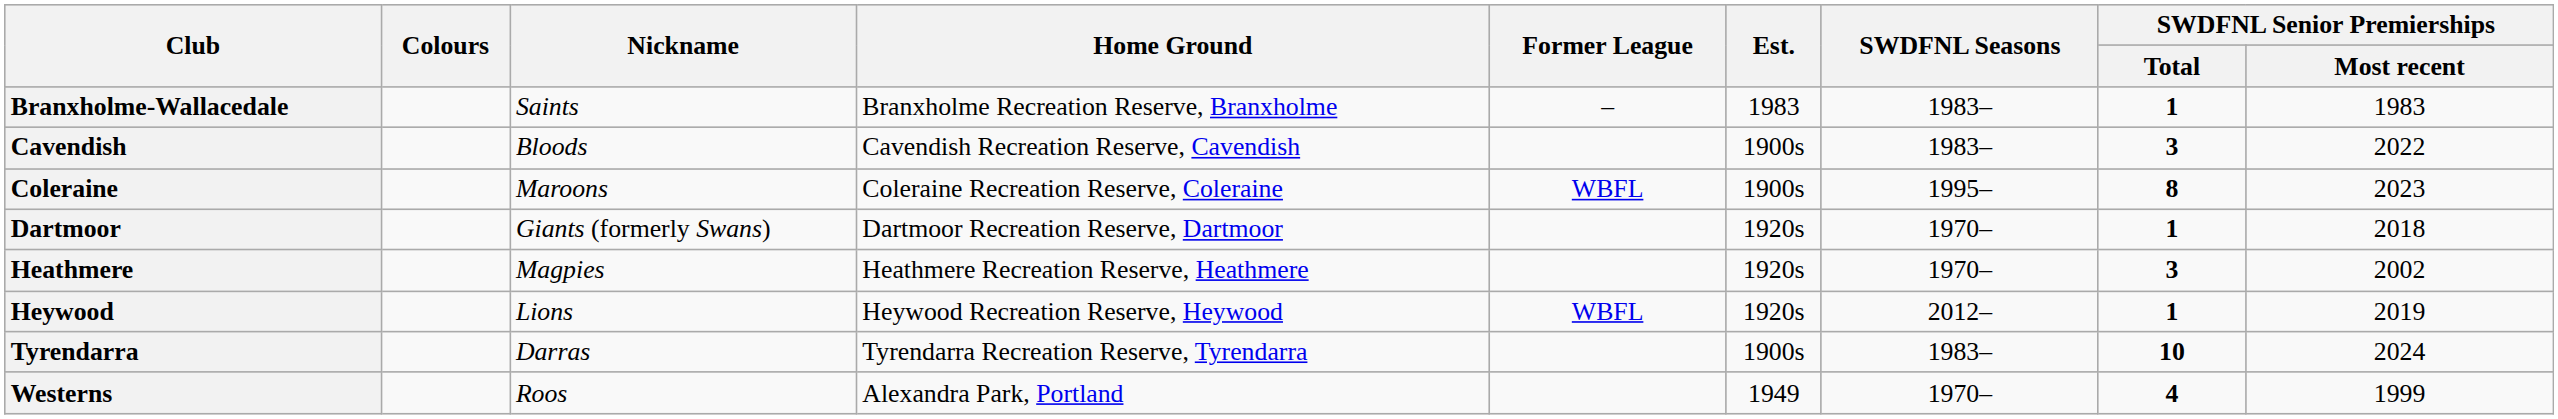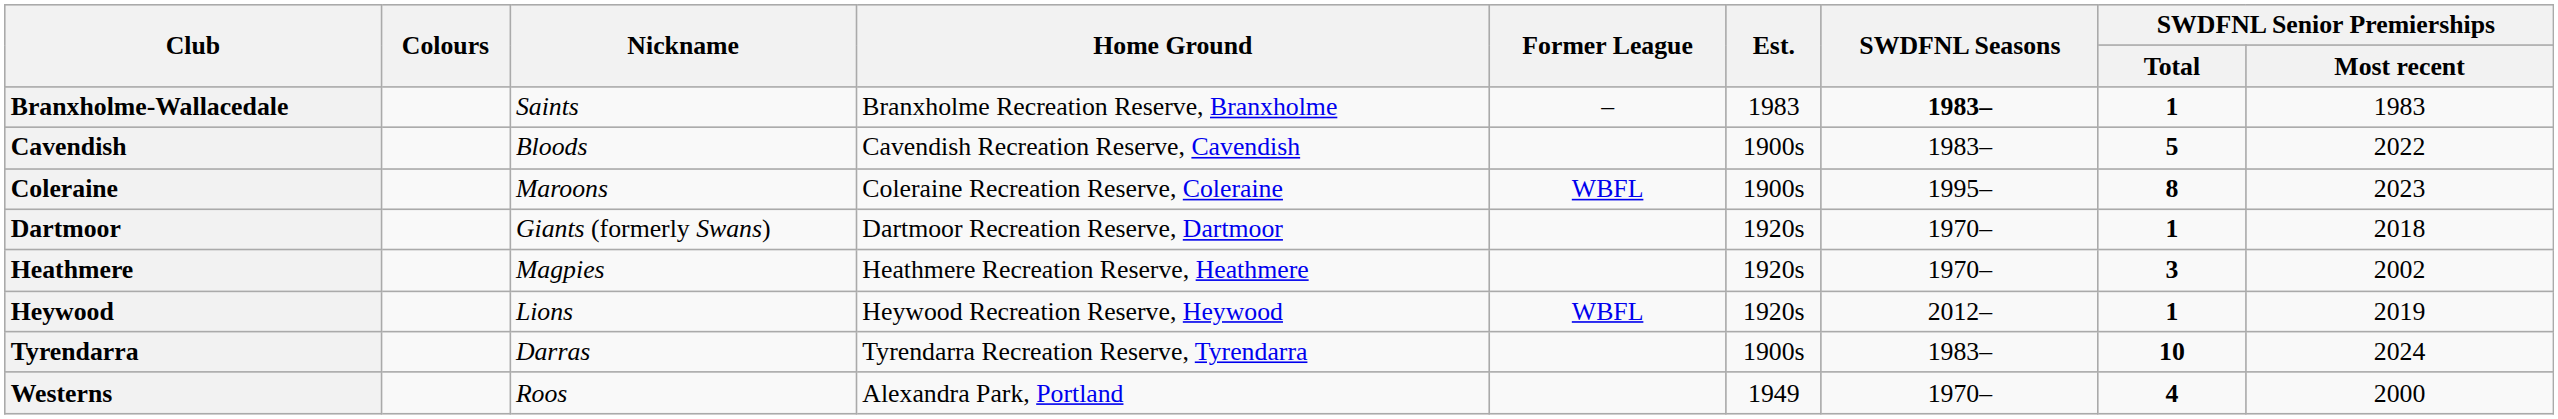(1960, 106) normal -> (1960, 106) bold
(2172, 147) 3 -> (2172, 147) 5
(2400, 392) 1999 -> (2400, 392) 2000
